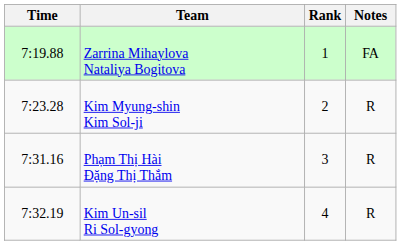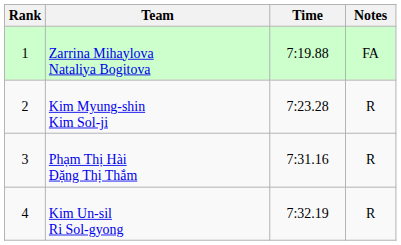columns swapped: (325, 15) <-> (42, 15)
